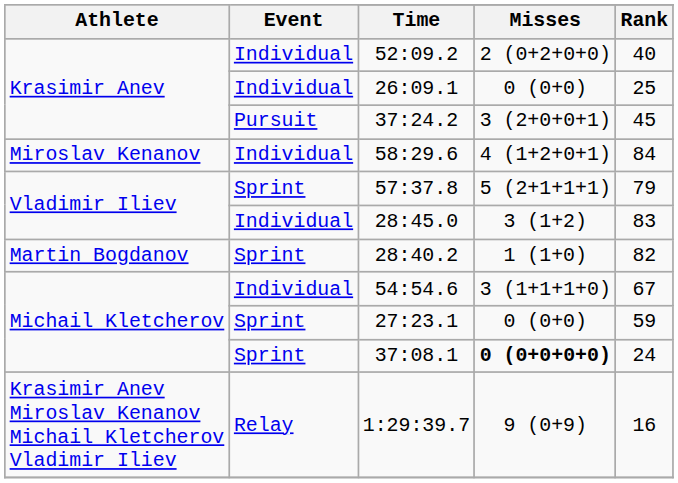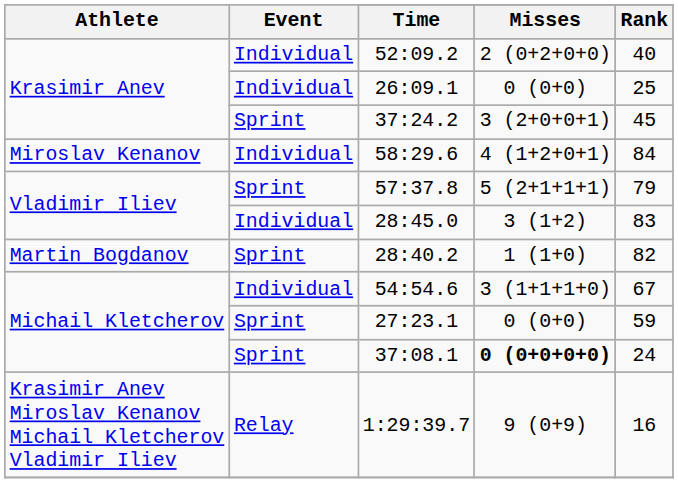(276, 121) Pursuit -> (270, 121) Sprint
